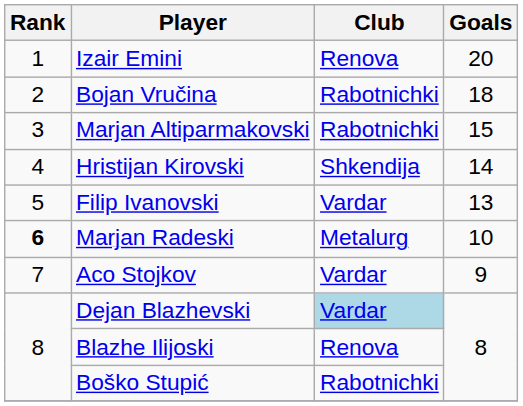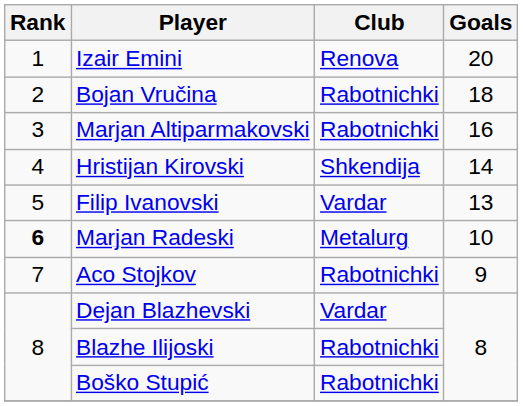(481, 130) 15 -> (481, 130) 16
(353, 274) Vardar -> (379, 274) Rabotnichki
(353, 310) lightblue background -> (353, 310) no background
(359, 346) Renova -> (379, 346) Rabotnichki
